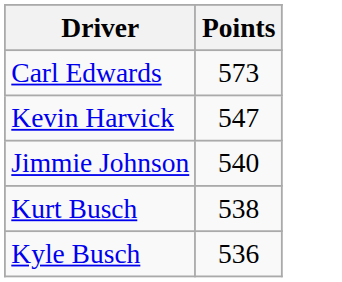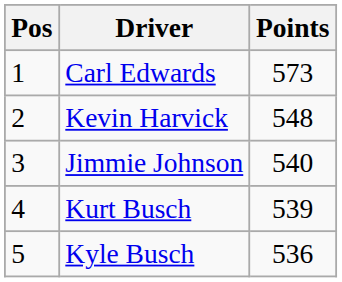+ column: (32, 27)
(239, 118) 547 -> (293, 118) 548
(239, 208) 538 -> (293, 208) 539
